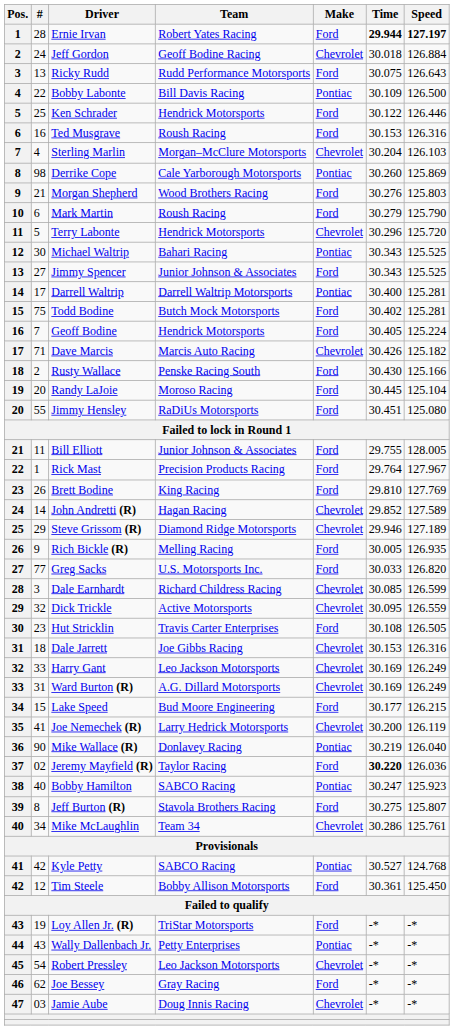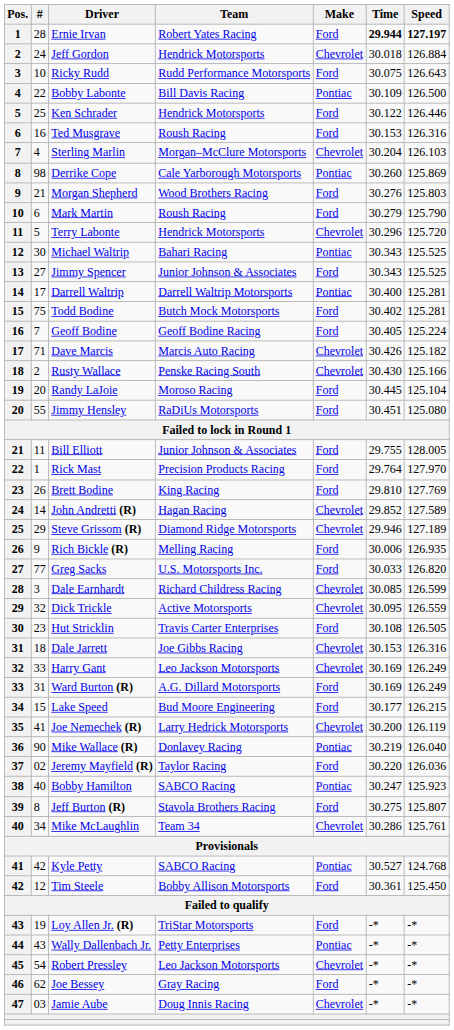(209, 54) Geoff Bodine Racing -> (211, 54) Hendrick Motorsports
(40, 73) 13 -> (40, 73) 10
(211, 331) Hendrick Motorsports -> (209, 331) Geoff Bodine Racing
(327, 370) Ford -> (339, 370) Chevrolet
(427, 469) 127.967 -> (427, 469) 127.970
(385, 549) 30.005 -> (385, 549) 30.006
(339, 687) Chevrolet -> (327, 687) Ford
(385, 766) bold -> (385, 766) normal
